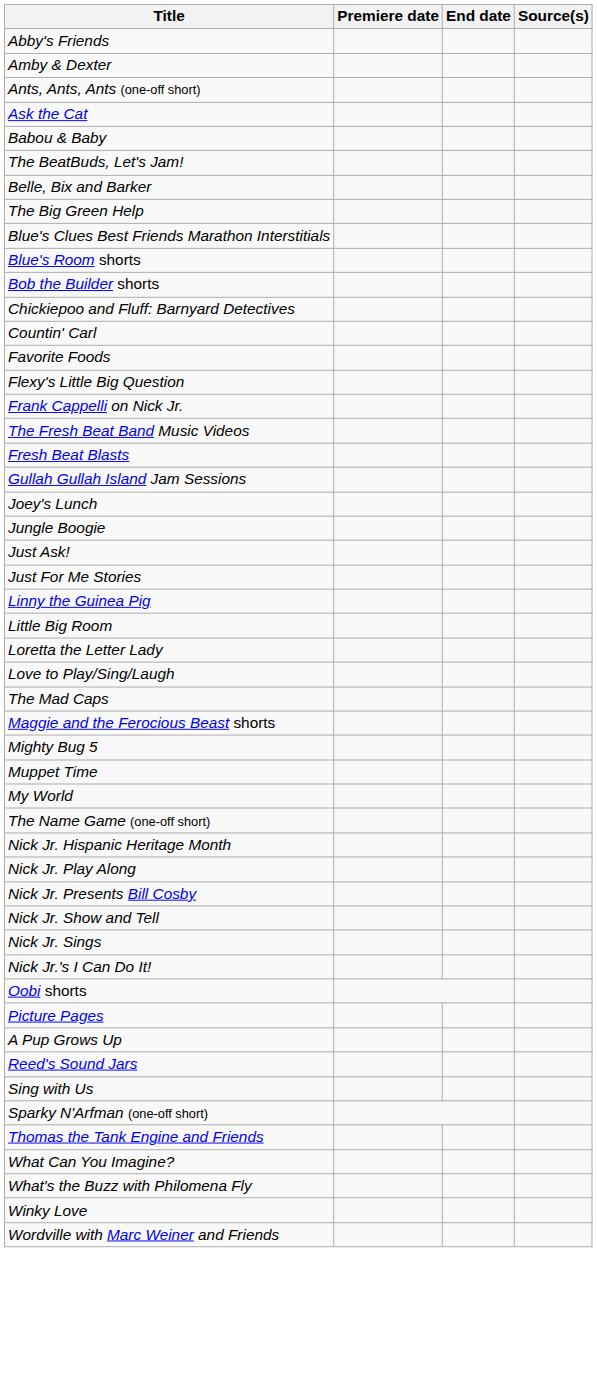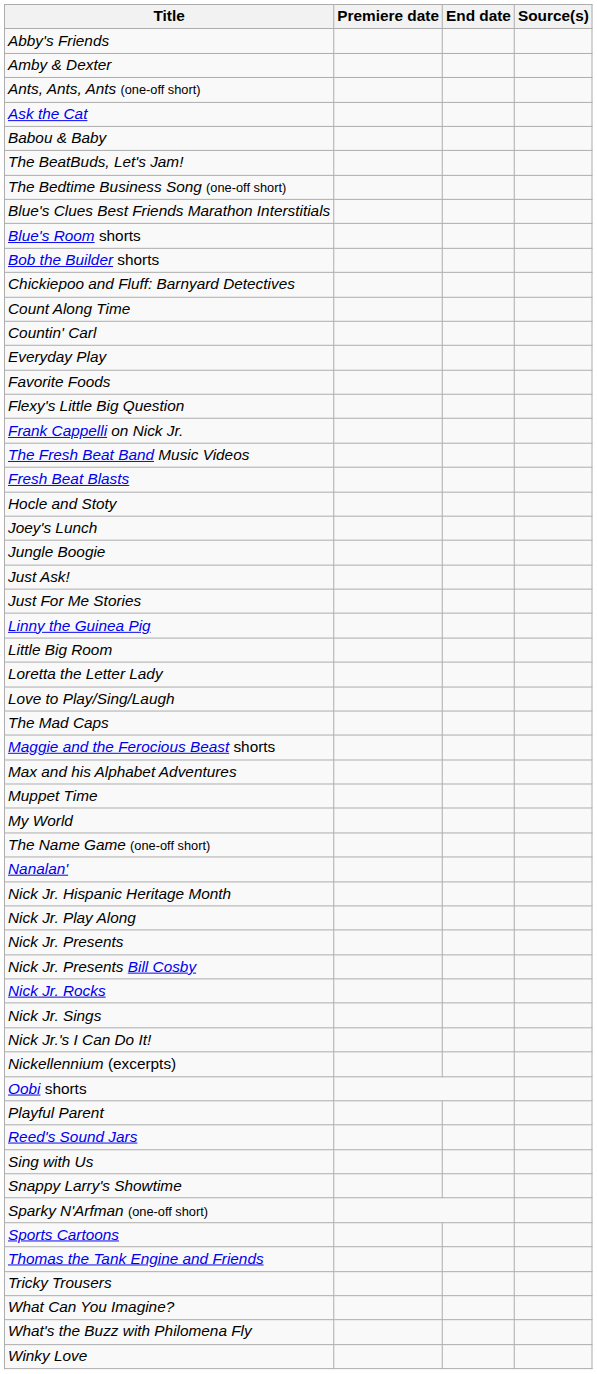+ row: (147, 187)
- row: (80, 187)
- row: (76, 211)
+ row: (69, 308)
+ row: (57, 357)
- row: (127, 479)
+ row: (62, 503)
+ row: (122, 771)
- row: (53, 747)
+ row: (38, 869)
+ row: (66, 942)
+ row: (57, 991)
- row: (83, 917)
+ row: (92, 1064)
- row: (56, 1015)
+ row: (56, 1112)
- row: (65, 1039)
+ row: (95, 1185)
+ row: (64, 1234)
+ row: (60, 1283)
- row: (144, 1234)
